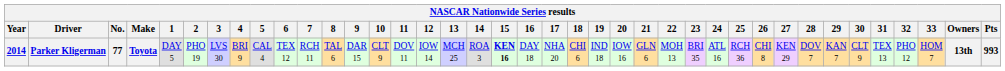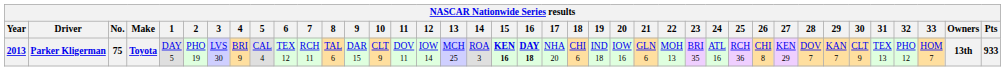(16, 52) 2014 -> (16, 52) 2013
(118, 52) 77 -> (118, 52) 75
(530, 51) normal -> (530, 52) bold
(991, 52) 993 -> (991, 52) 933
